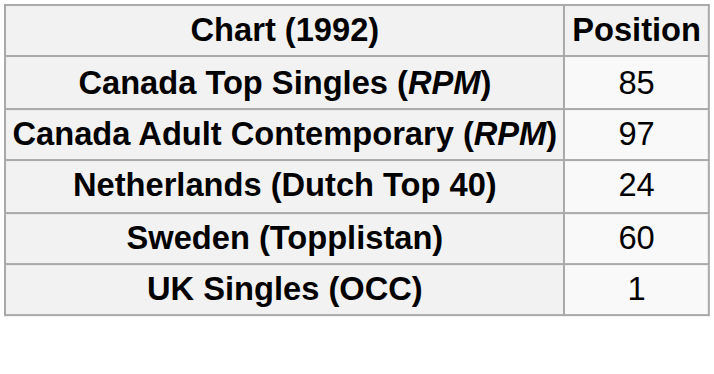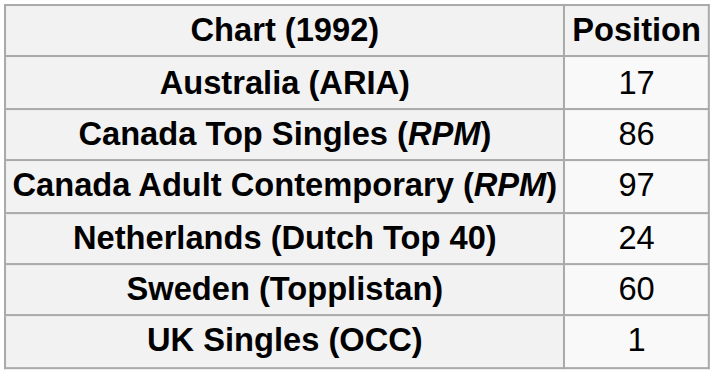+ row: (285, 82)
(637, 82) 85 -> (637, 133) 86
